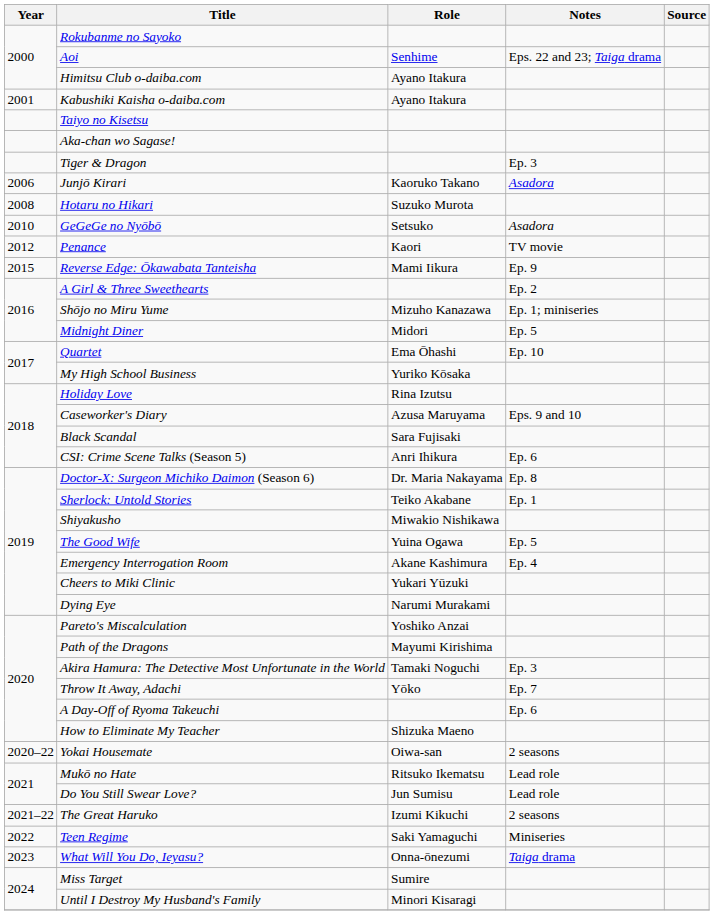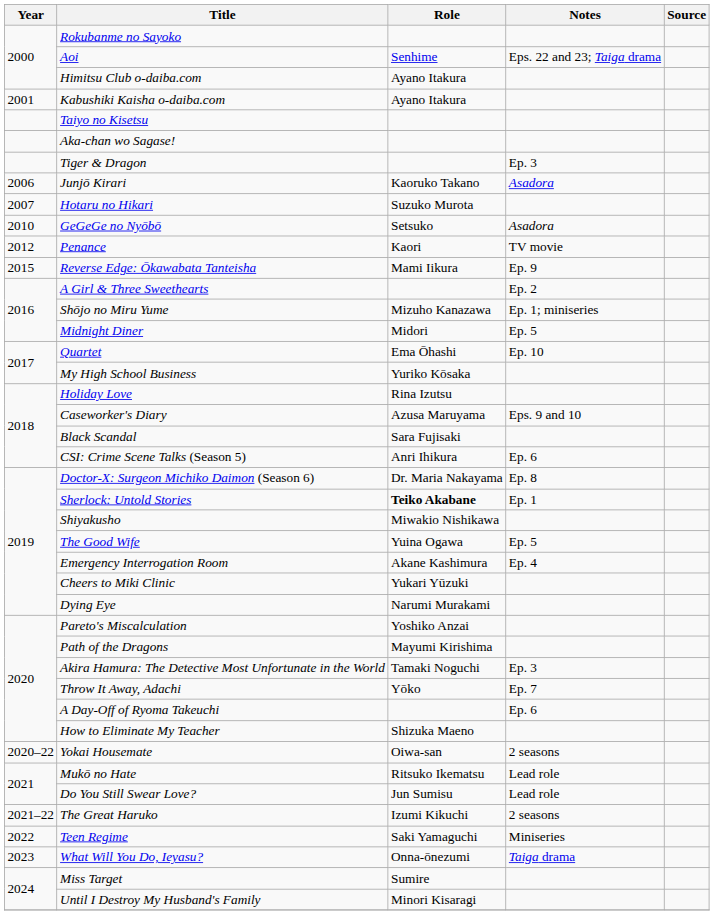(21, 204) 2008 -> (21, 204) 2007
(431, 499) normal -> (433, 499) bold
